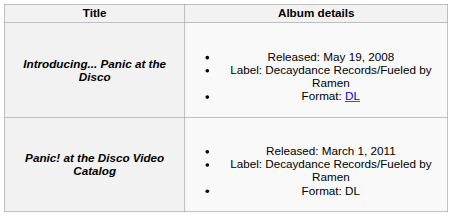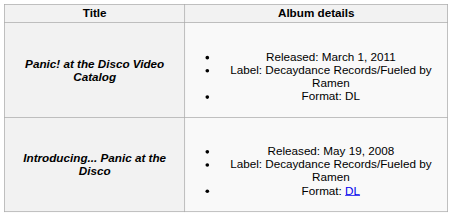rows swapped: (95, 70) <-> (95, 164)
